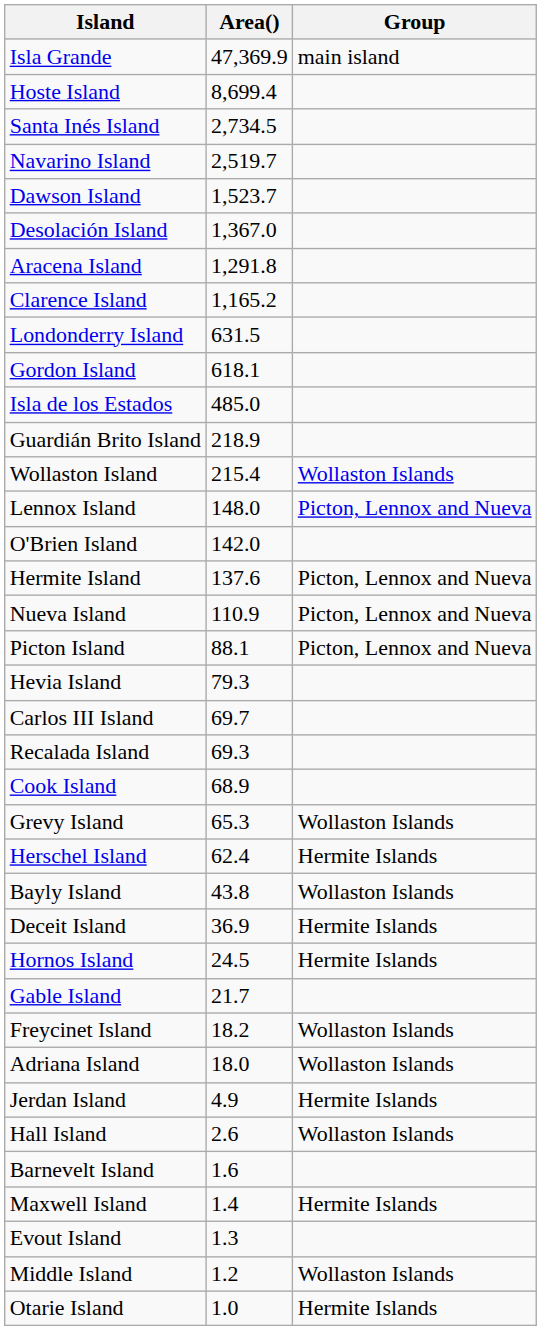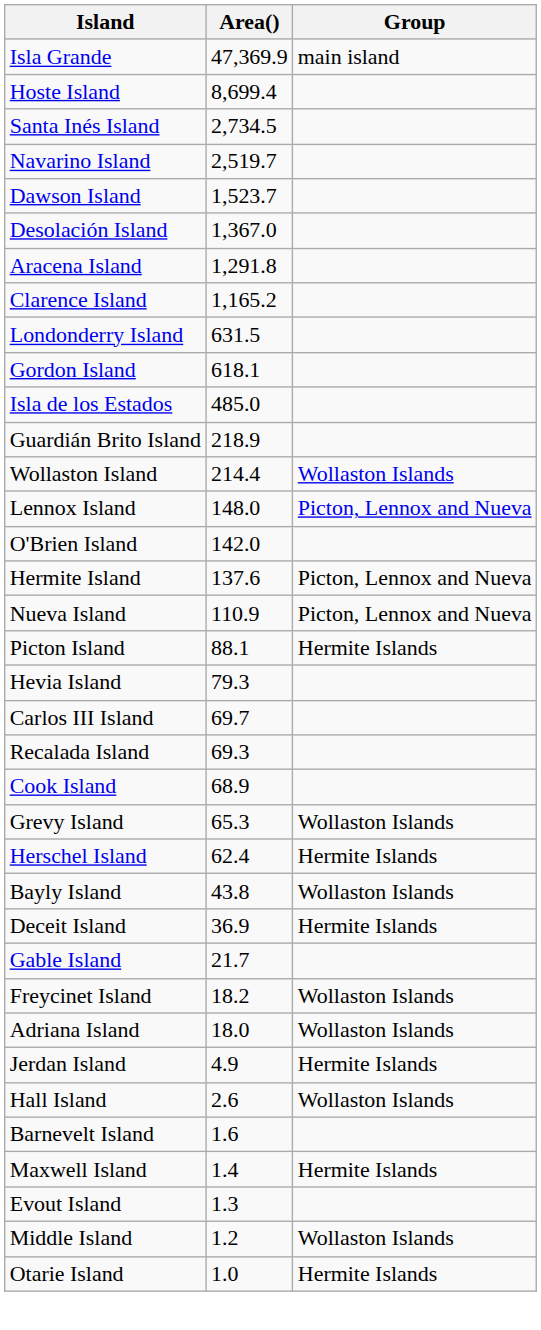(236, 473) 215.4 -> (236, 473) 214.4
(415, 647) Picton, Lennox and Nueva -> (368, 647) Hermite Islands
- row: (72, 960)
